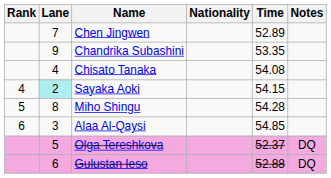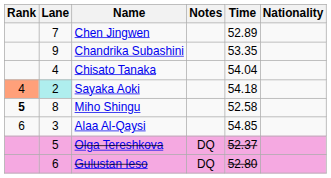columns swapped: (220, 13) <-> (307, 13)
(270, 70) 54.08 -> (242, 70) 54.04
(22, 88) no background -> (22, 88) lightsalmon background
(270, 88) 54.15 -> (242, 88) 54.18
(22, 107) normal -> (22, 107) bold
(270, 107) 54.28 -> (242, 107) 52.58
(270, 164) 52.88 -> (242, 164) 52.80
